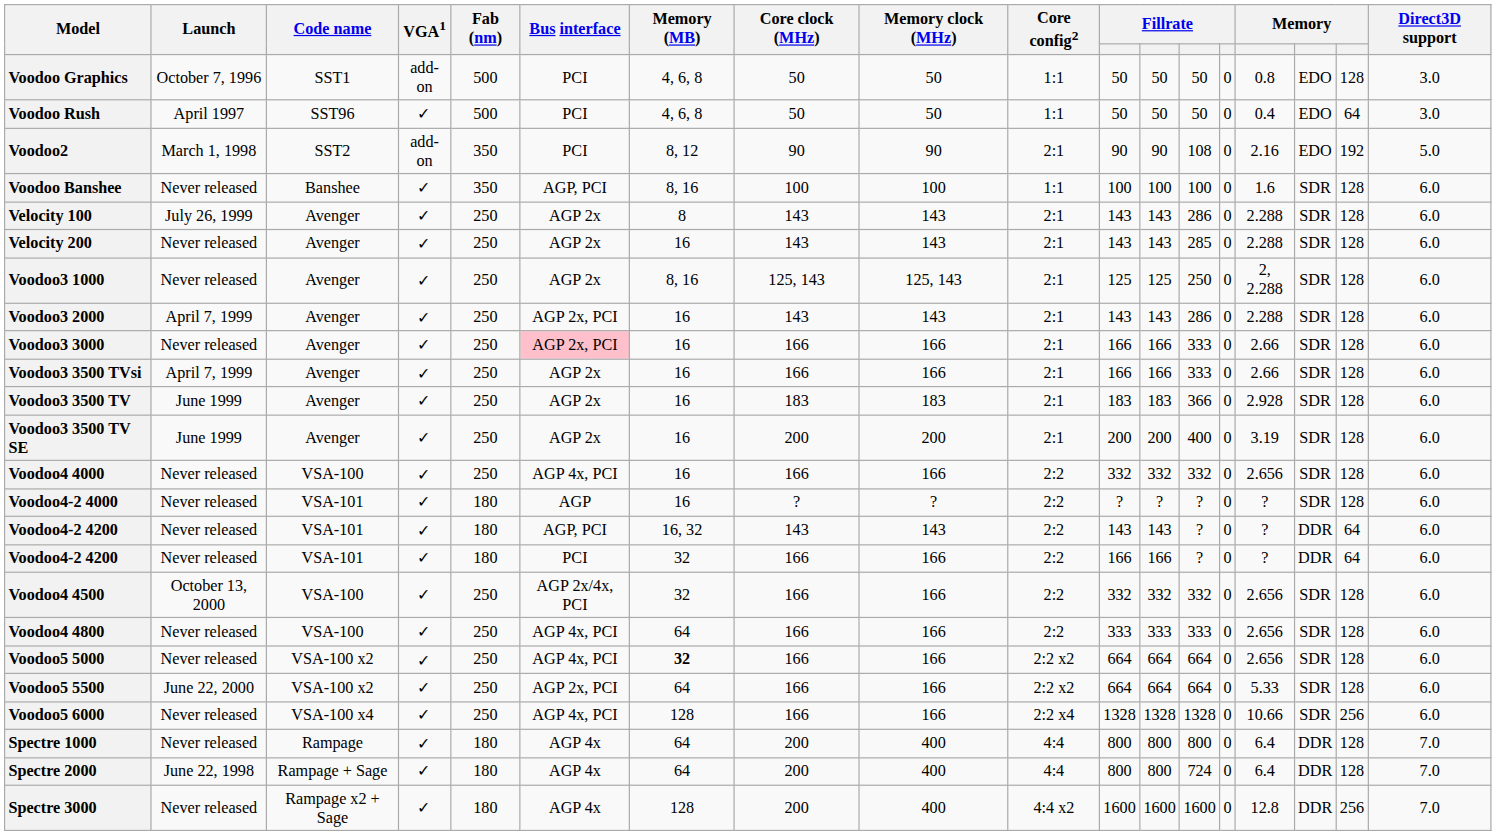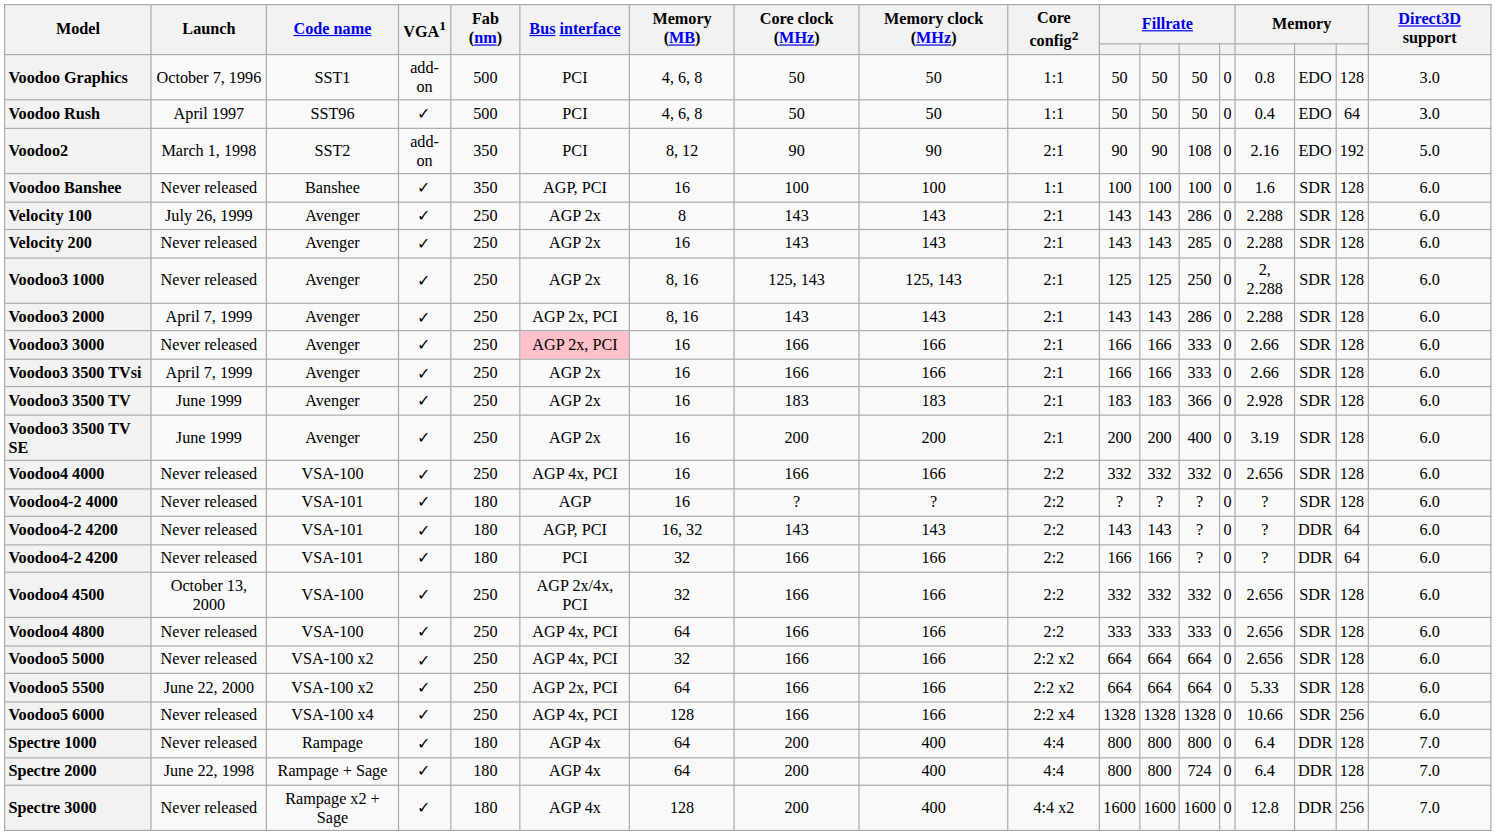(682, 187) 8, 16 -> (682, 187) 16
(682, 316) 16 -> (682, 316) 8, 16
(682, 659) bold -> (682, 659) normal
